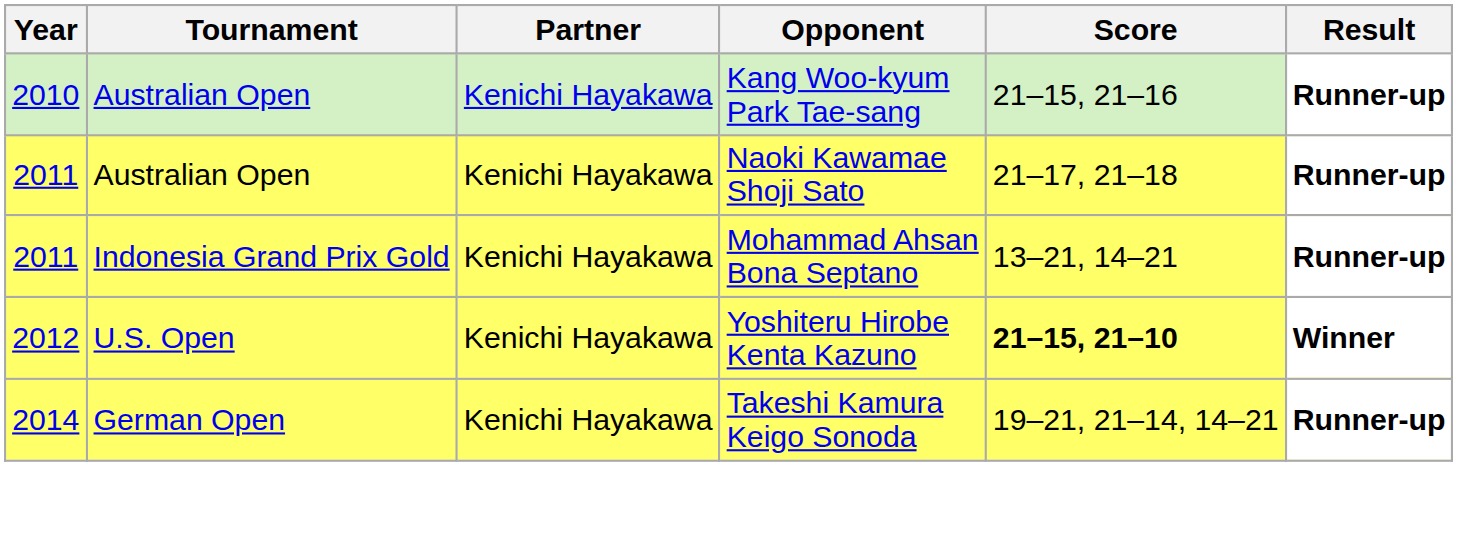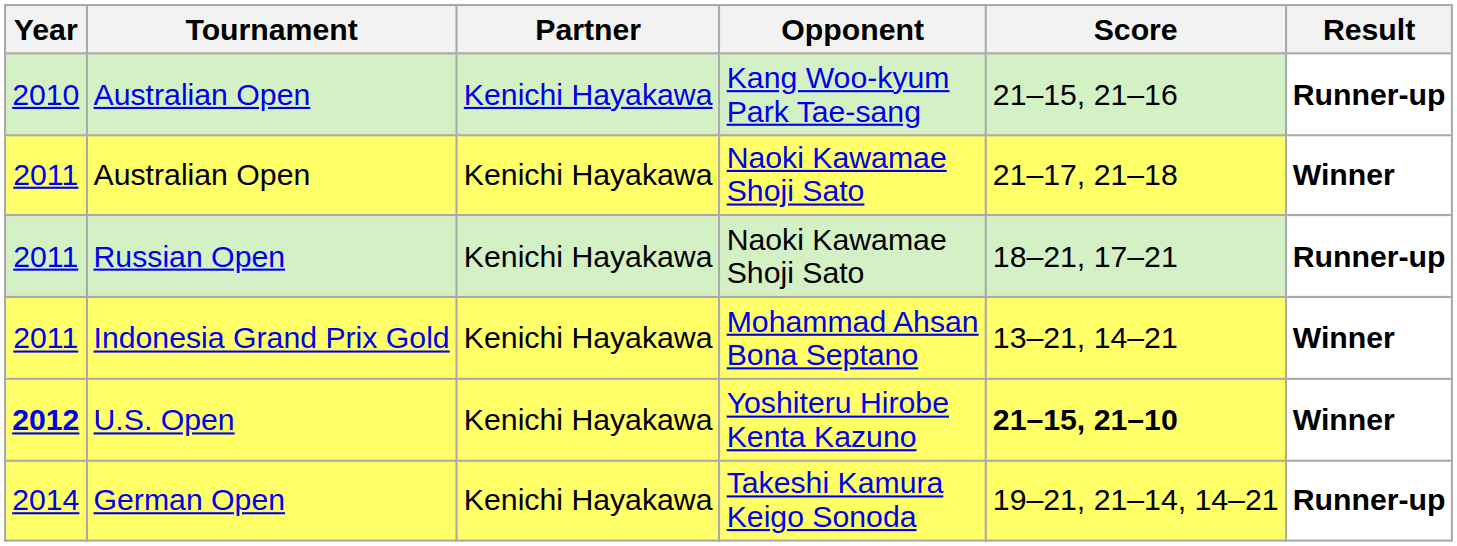(1369, 175) Runner-up -> (1344, 175) Winner
+ row: (189, 257)
(1369, 257) Runner-up -> (1344, 338) Winner
(46, 338) normal -> (46, 419) bold
